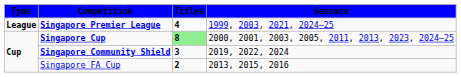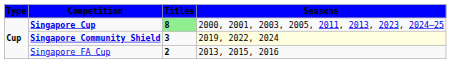- row: (100, 25)
(249, 52) no background -> (239, 38) lightyellow background
